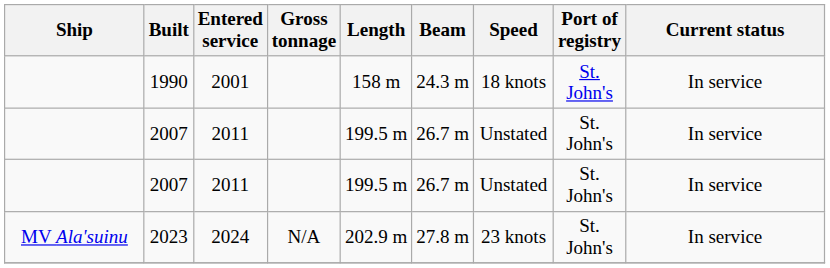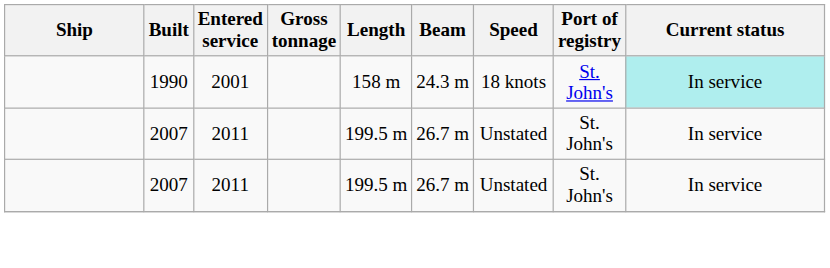(725, 81) no background -> (725, 81) paleturquoise background
- row: (169, 236)
